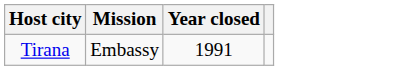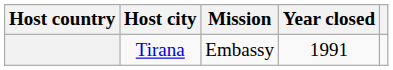+ column: (62, 19)
